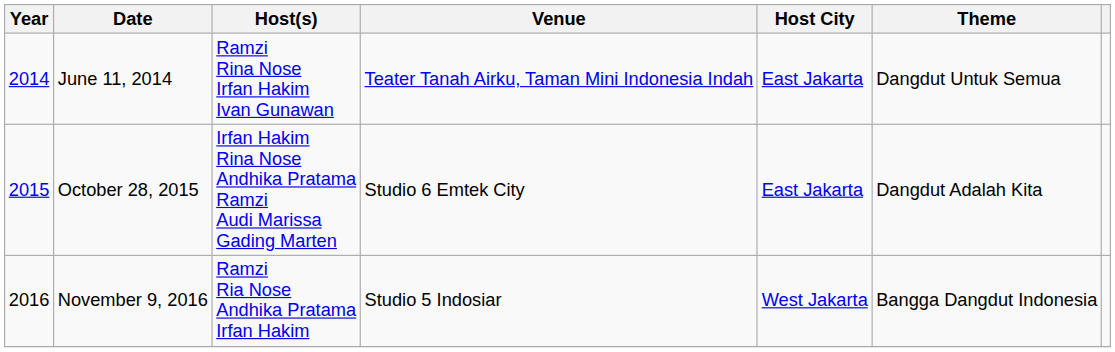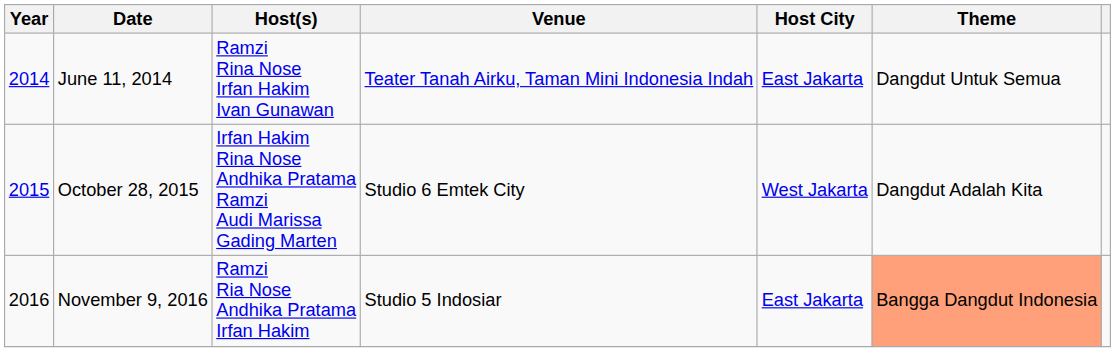(812, 189) East Jakarta -> (815, 189) West Jakarta
(815, 300) West Jakarta -> (812, 300) East Jakarta
(987, 300) no background -> (987, 300) lightsalmon background
